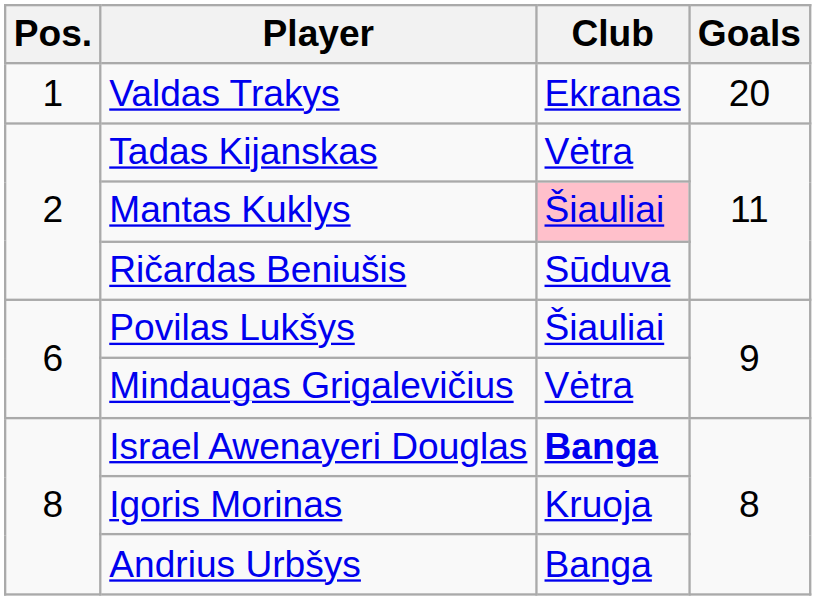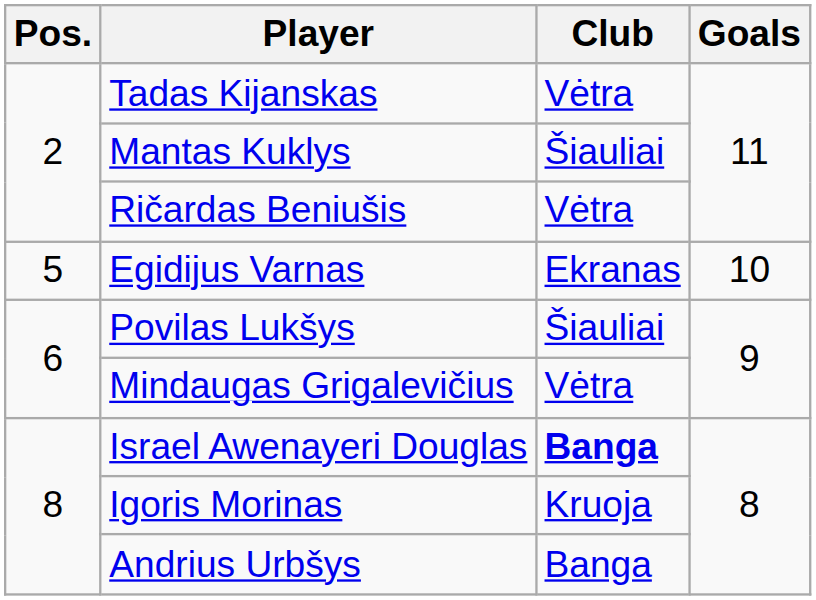- row: (224, 92)
(604, 210) pink background -> (604, 151) no background
(607, 269) Sūduva -> (589, 210) Vėtra
+ row: (237, 269)
